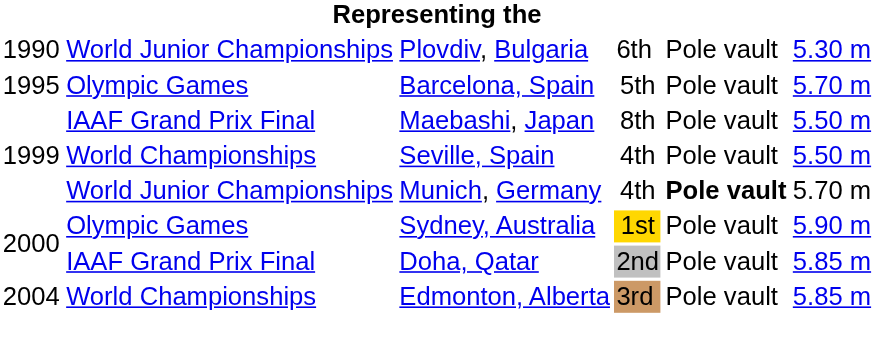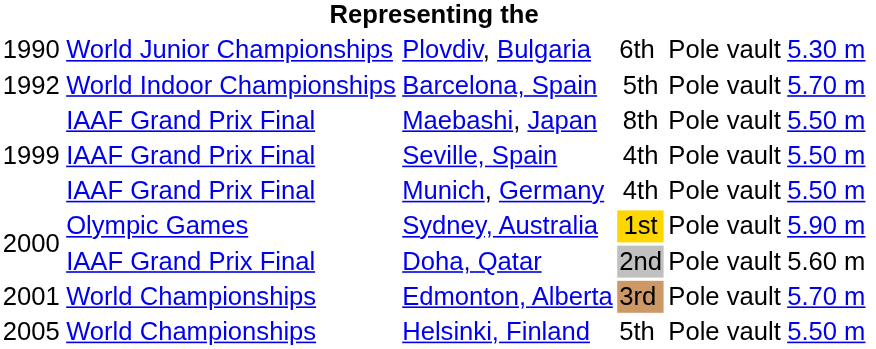(31, 85) 1995 -> (31, 85) 1992
(157, 85) Olympic Games -> (231, 85) World Indoor Championships
(191, 155) World Championships -> (191, 155) IAAF Grand Prix Final
(230, 190) World Junior Championships -> (191, 190) IAAF Grand Prix Final
(726, 190) bold -> (725, 190) normal
(832, 190) 5.70 m -> (826, 190) 5.50 m
(832, 261) 5.85 m -> (826, 261) 5.60 m
(31, 296) 2004 -> (31, 296) 2001
(832, 296) 5.85 m -> (826, 296) 5.70 m
+ row: (496, 331)
